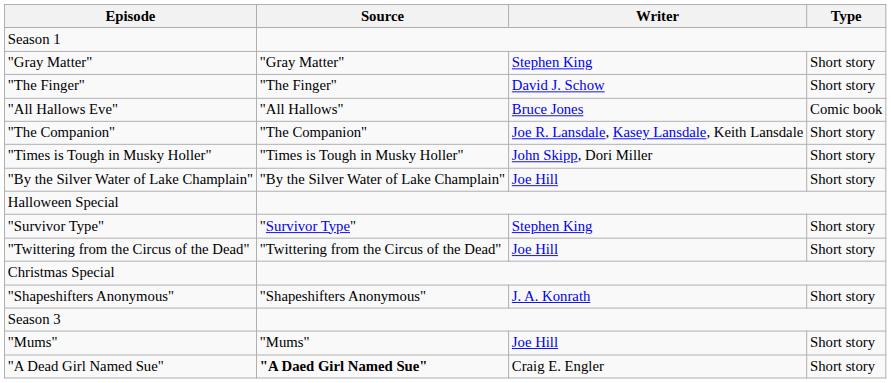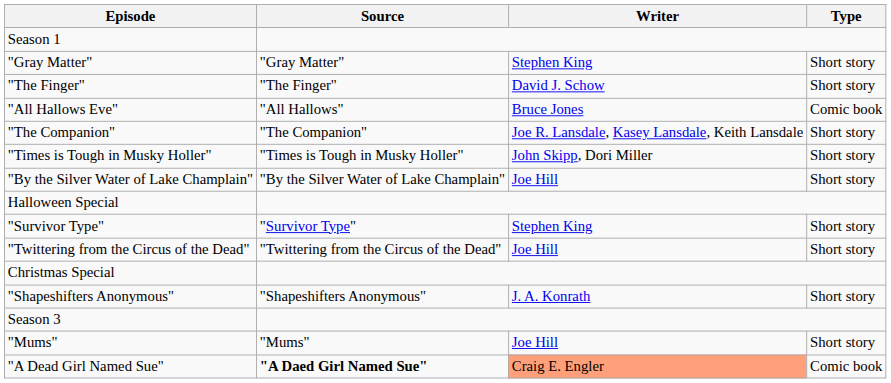(558, 366) no background -> (558, 366) lightsalmon background
(843, 366) Short story -> (846, 366) Comic book
